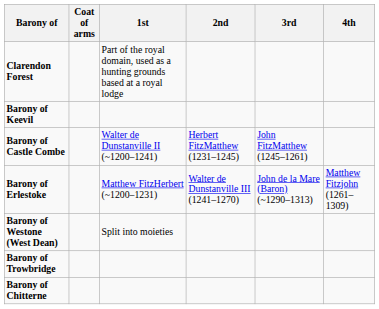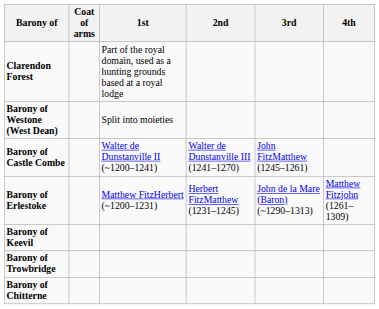rows swapped: (32, 232) <-> (27, 114)
(214, 146) Herbert FitzMatthew (1231–1245) -> (220, 157) Walter de Dunstanville III (1241–1270)
(220, 189) Walter de Dunstanville III (1241–1270) -> (214, 200) Herbert FitzMatthew (1231–1245)
